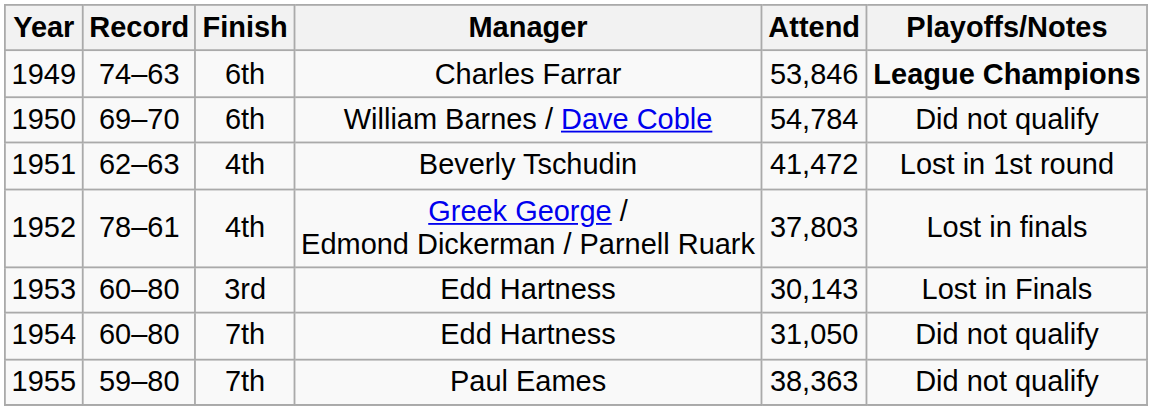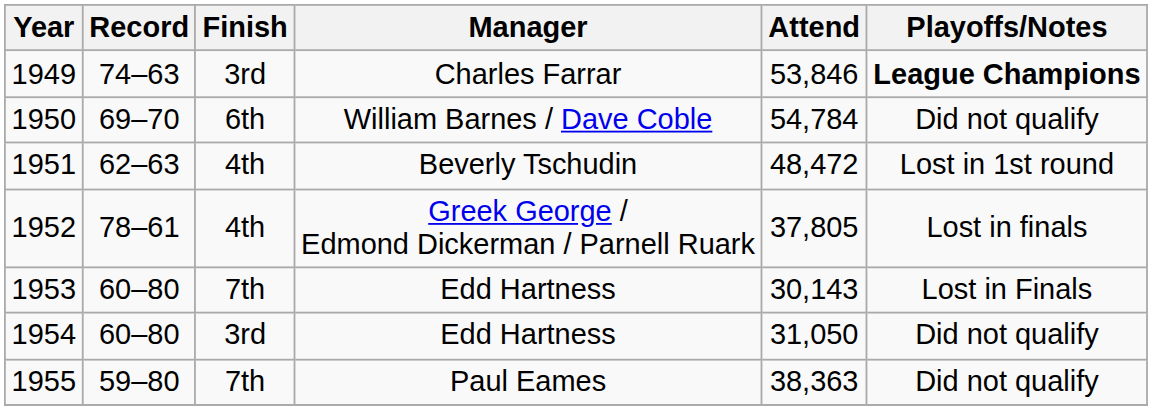(245, 73) 6th -> (245, 73) 3rd
(814, 165) 41,472 -> (814, 165) 48,472
(814, 227) 37,803 -> (814, 227) 37,805
(245, 289) 3rd -> (245, 289) 7th
(245, 335) 7th -> (245, 335) 3rd
